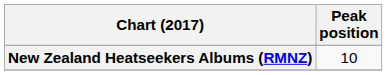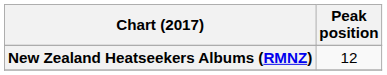(349, 57) 10 -> (349, 57) 12
